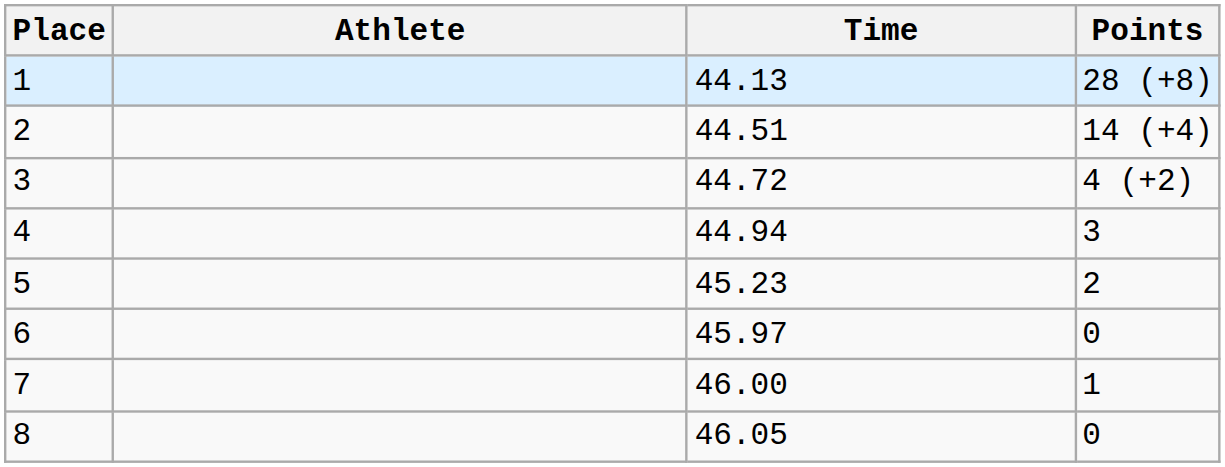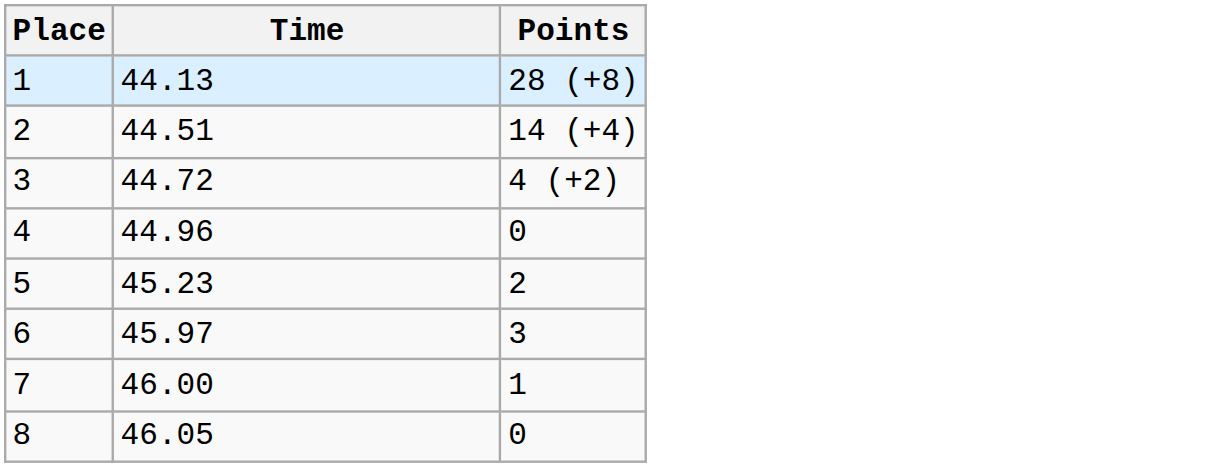- column: (400, 31)
(741, 233) 44.94 -> (167, 233) 44.96
(1092, 233) 3 -> (518, 233) 0
(1092, 334) 0 -> (518, 334) 3
